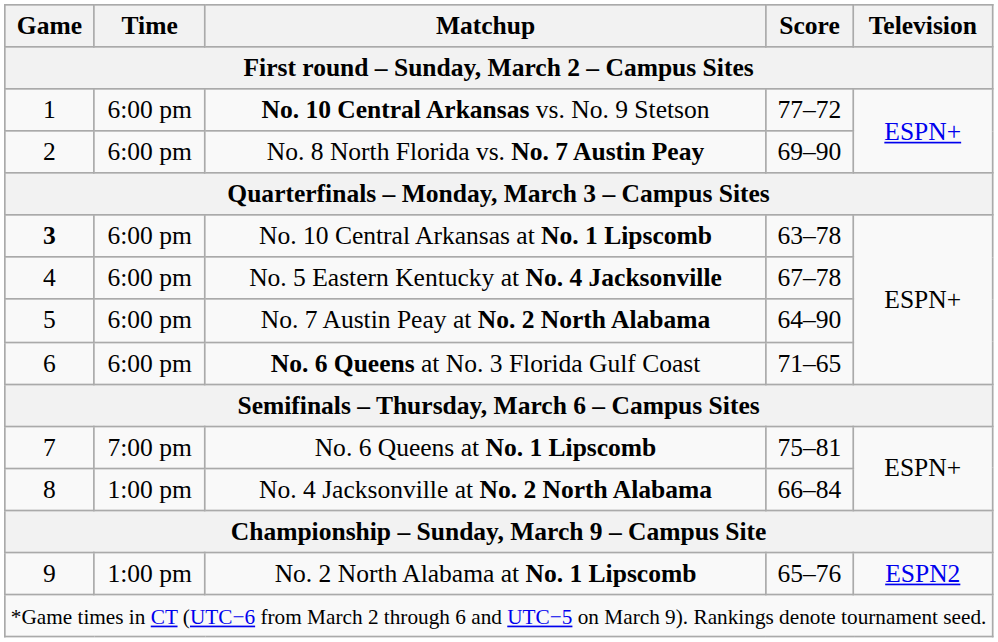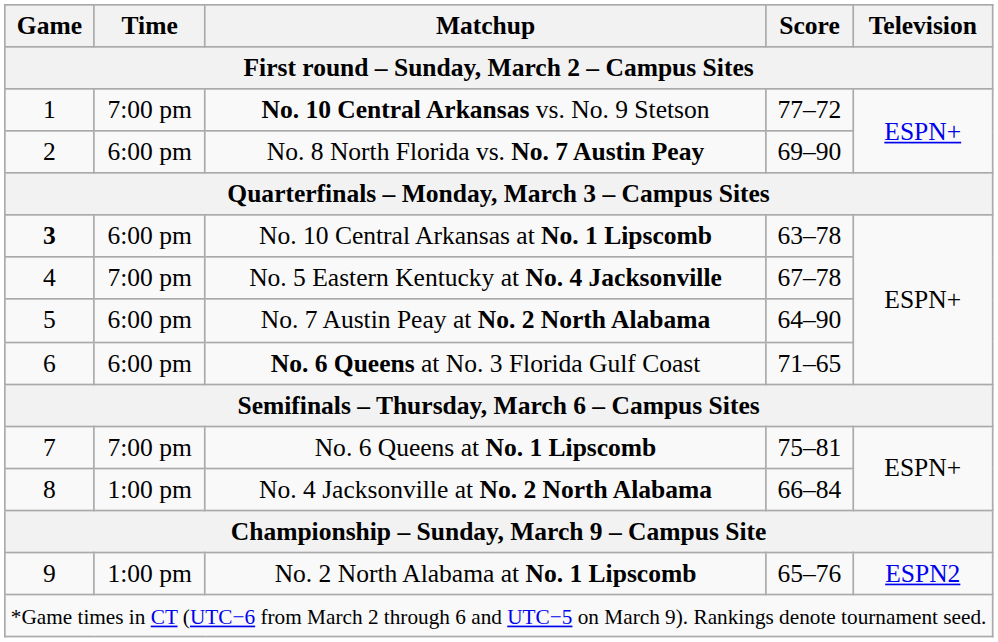(150, 109) 6:00 pm -> (150, 109) 7:00 pm
(150, 278) 6:00 pm -> (150, 278) 7:00 pm
